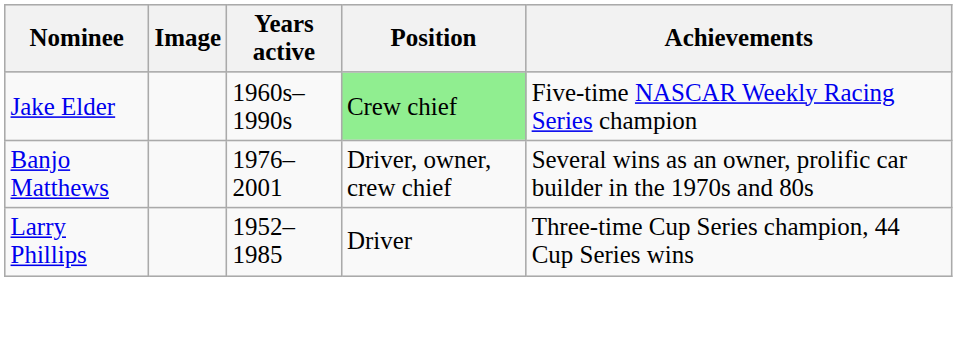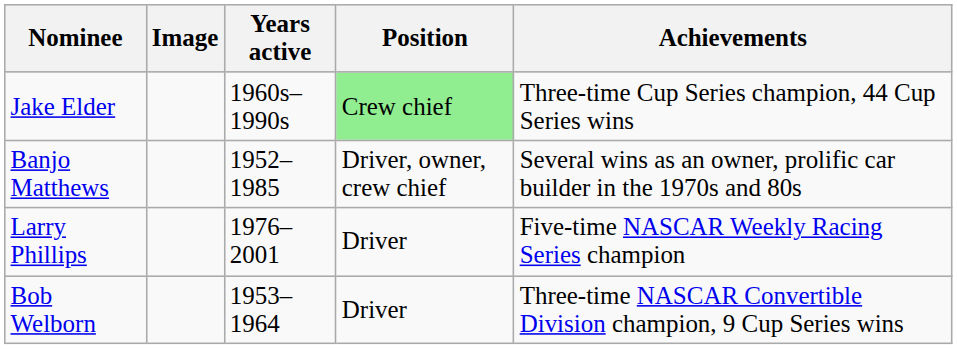(713, 105) Five-time NASCAR Weekly Racing Series champion -> (728, 105) Three-time Cup Series champion, 44 Cup Series wins
(264, 173) 1976–2001 -> (261, 173) 1952–1985
(264, 241) 1952–1985 -> (261, 241) 1976–2001
(716, 241) Three-time Cup Series champion, 44 Cup Series wins -> (701, 241) Five-time NASCAR Weekly Racing Series champion
+ row: (53, 308)
